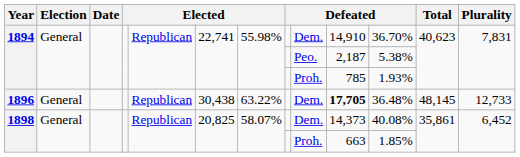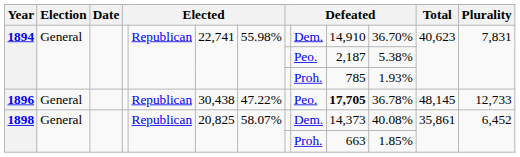(261, 99) 63.22% -> (261, 99) 47.22%
(309, 99) Dem. -> (306, 99) Peo.
(392, 99) 36.48% -> (392, 99) 36.78%
